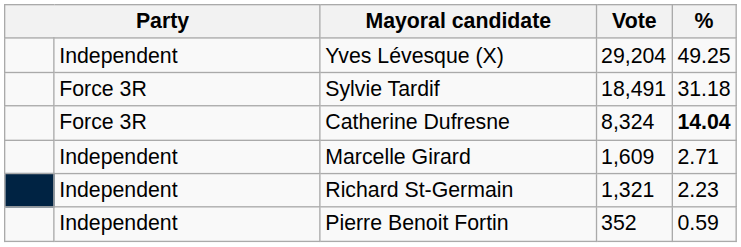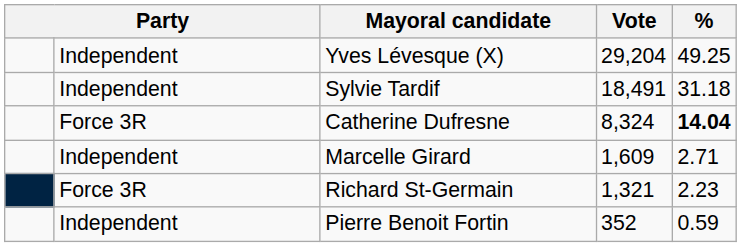(103, 88) Force 3R -> (118, 88) Independent
(118, 190) Independent -> (103, 190) Force 3R
